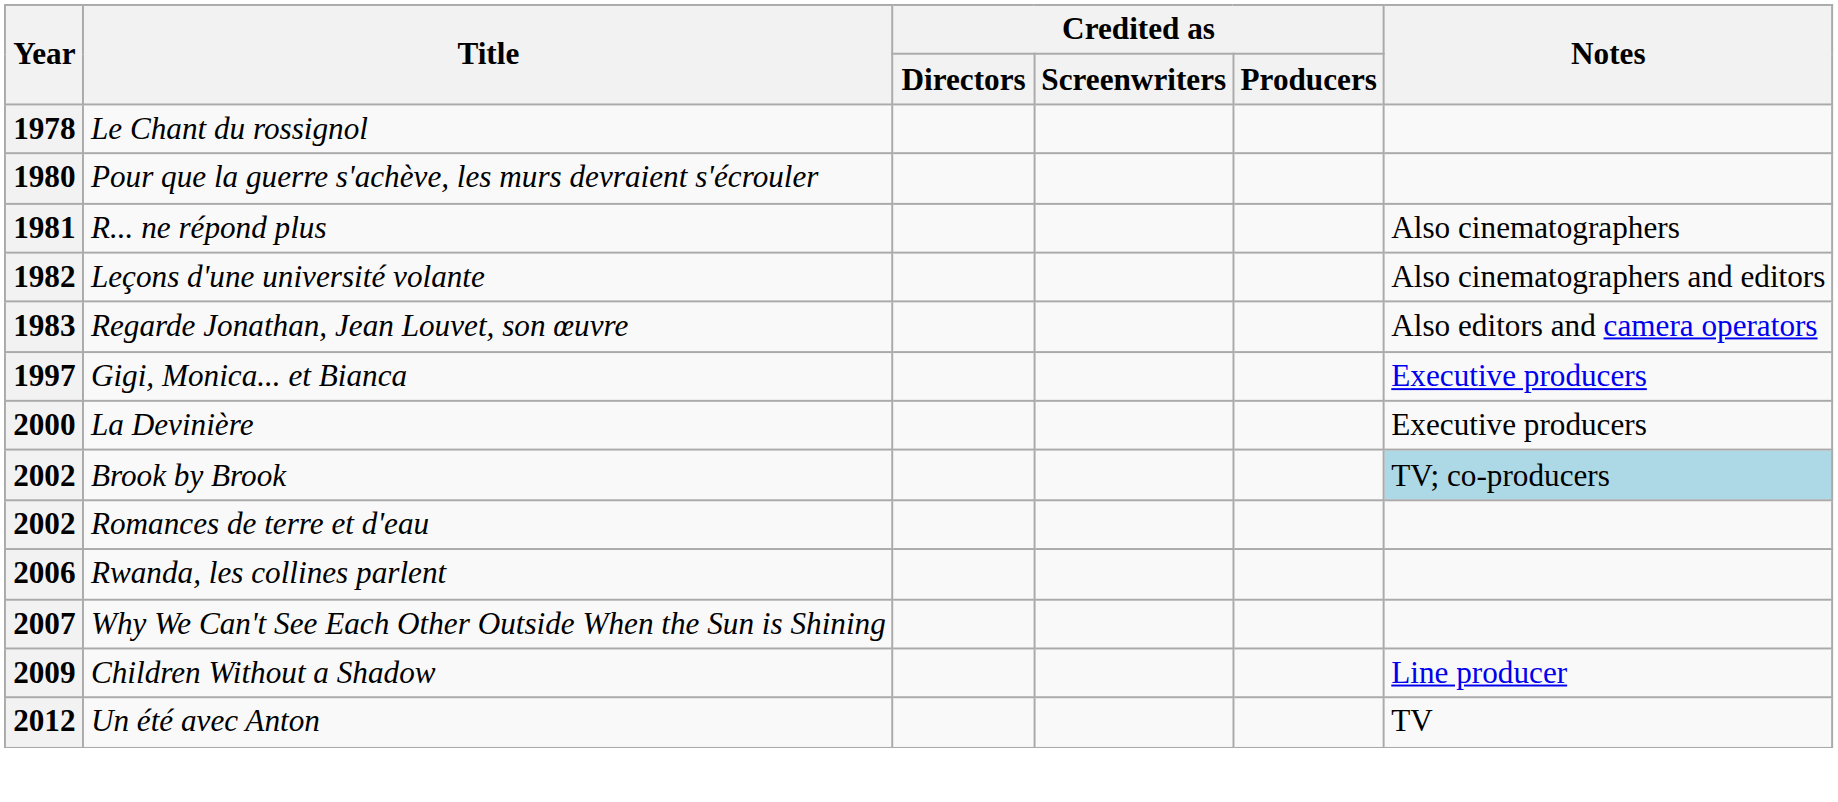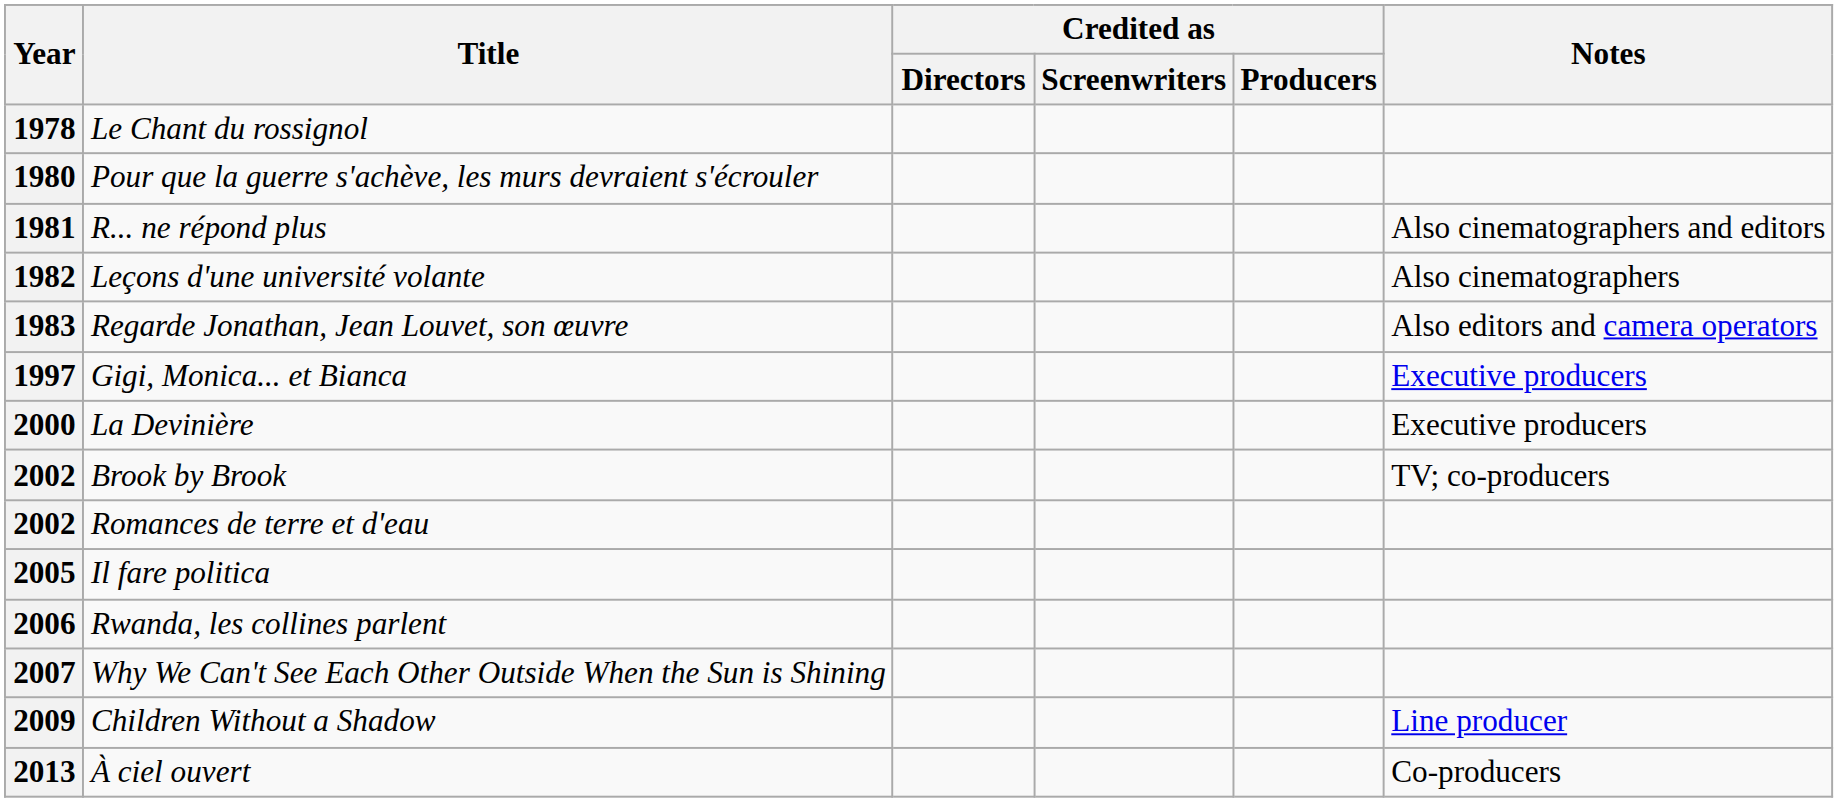(1536, 227) Also cinematographers -> (1608, 227) Also cinematographers and editors
(1608, 276) Also cinematographers and editors -> (1536, 276) Also cinematographers
(1501, 474) lightblue background -> (1501, 474) no background
+ row: (44, 573)
- row: (44, 721)
+ row: (44, 771)
